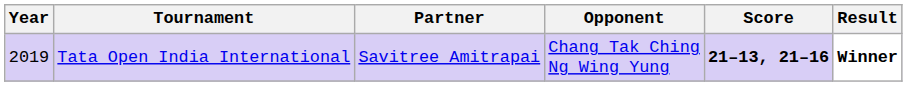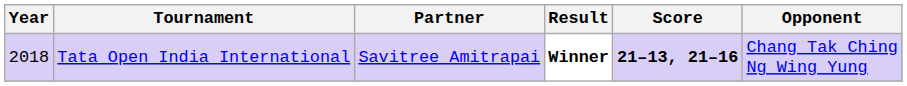columns swapped: (624, 19) <-> (868, 19)
(29, 57) 2019 -> (29, 57) 2018
